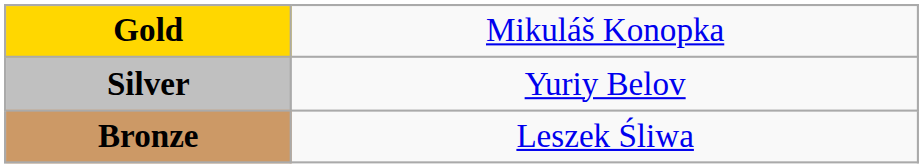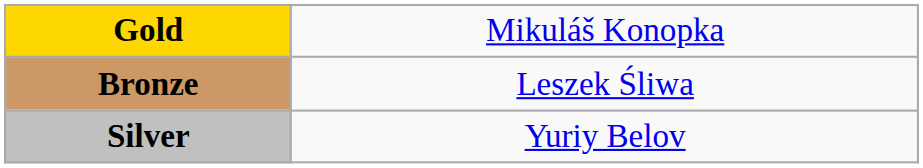rows swapped: (148, 83) <-> (148, 135)
